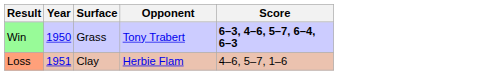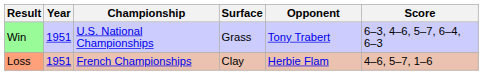+ column: (146, 13)
(59, 37) 1950 -> (59, 37) 1951
(267, 37) bold -> (412, 37) normal
